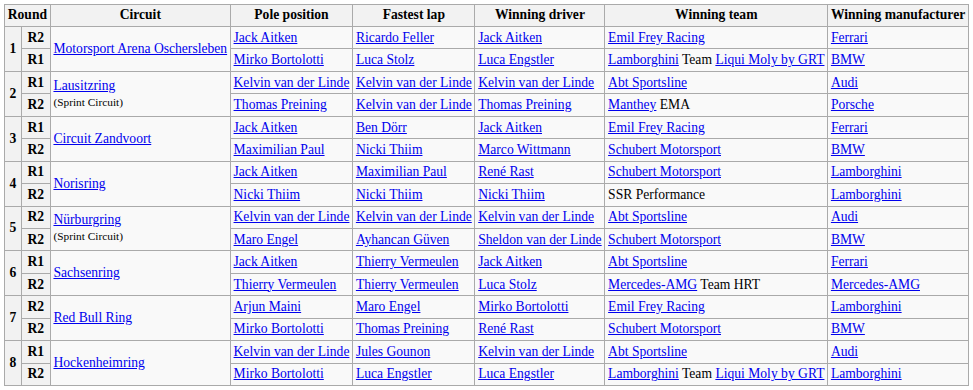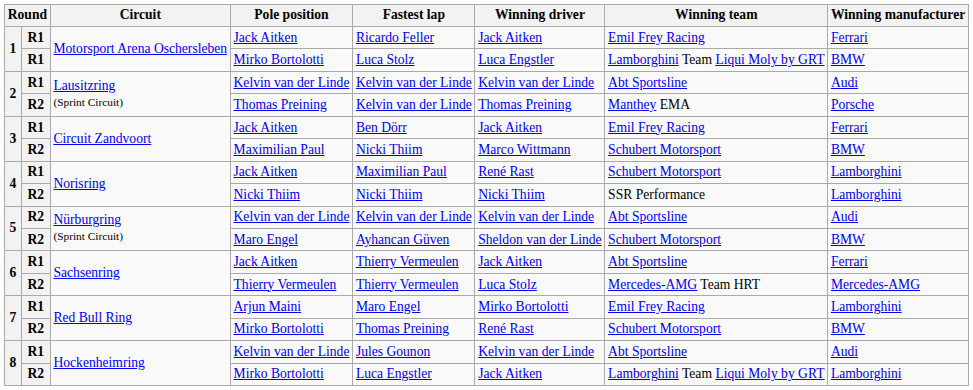(36, 37) R2 -> (36, 37) R1
(36, 306) R2 -> (36, 306) R1
(516, 374) Luca Engstler -> (510, 374) Jack Aitken
